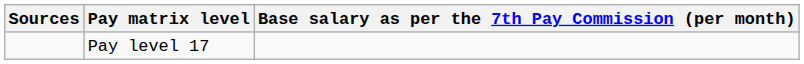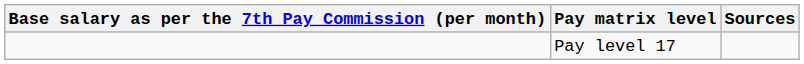columns swapped: (527, 18) <-> (44, 18)
